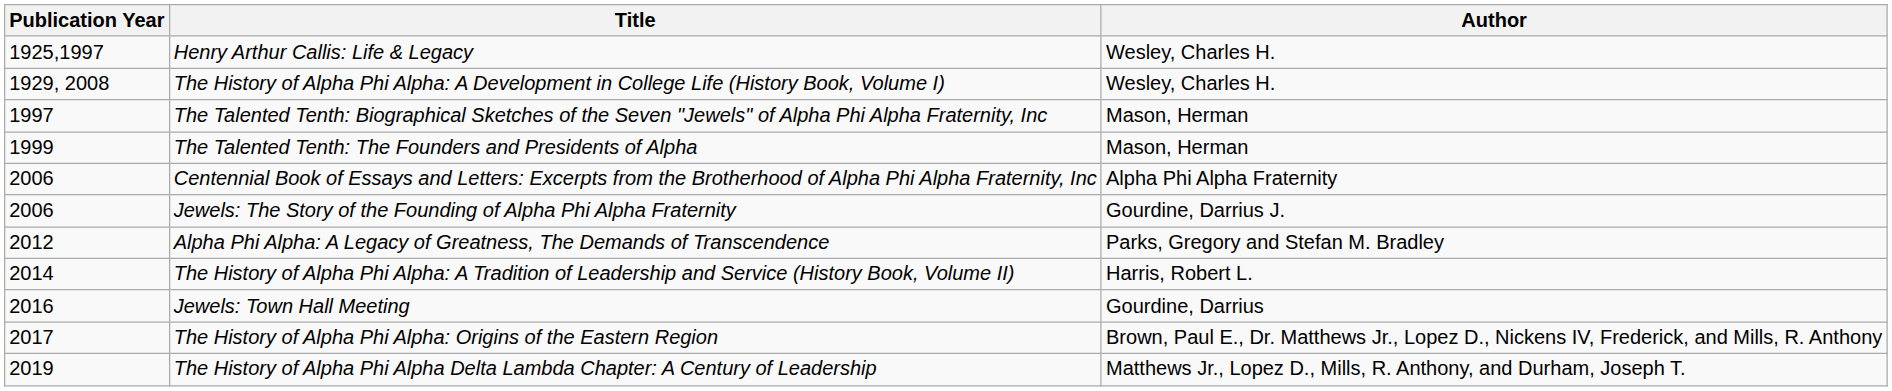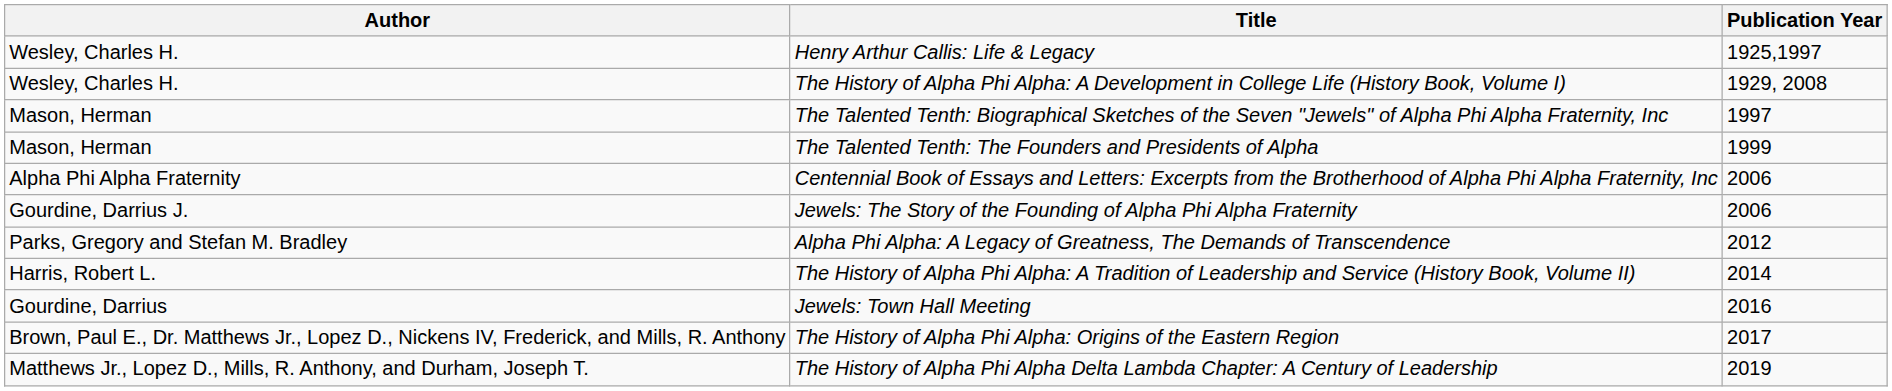columns swapped: (87, 20) <-> (1494, 20)
